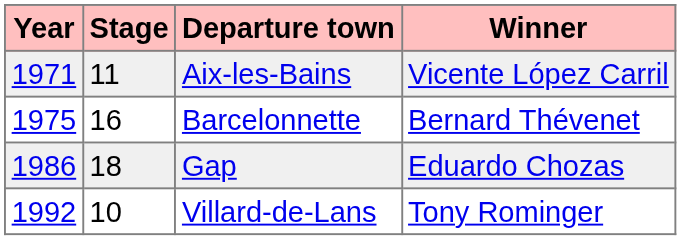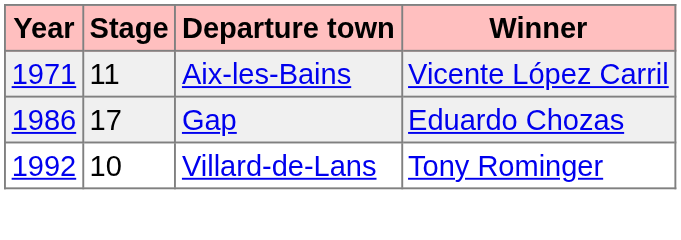- row: (271, 120)
(106, 165) 18 -> (106, 120) 17
